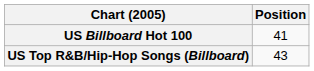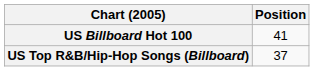(281, 55) 43 -> (281, 55) 37
